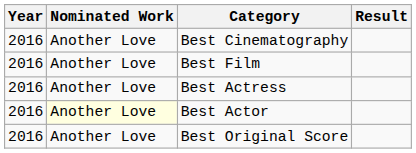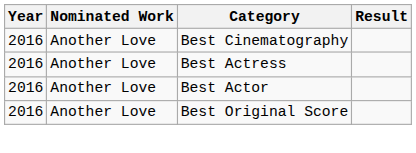- row: (220, 64)
(103, 112) lightyellow background -> (103, 88) no background
